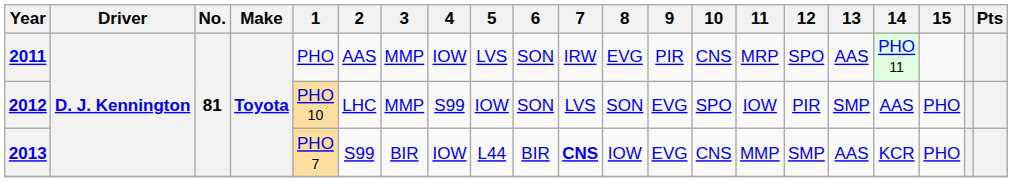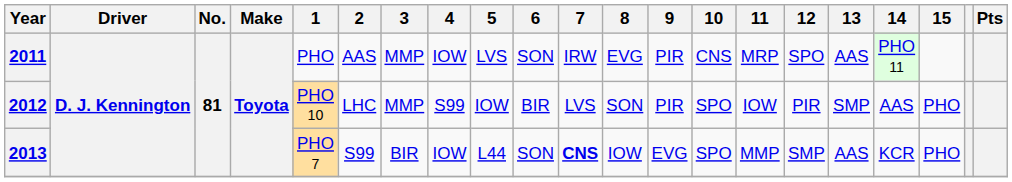(535, 105) SON -> (535, 105) BIR
(670, 105) EVG -> (670, 105) PIR
(535, 153) BIR -> (535, 153) SON
(714, 153) CNS -> (714, 153) SPO
